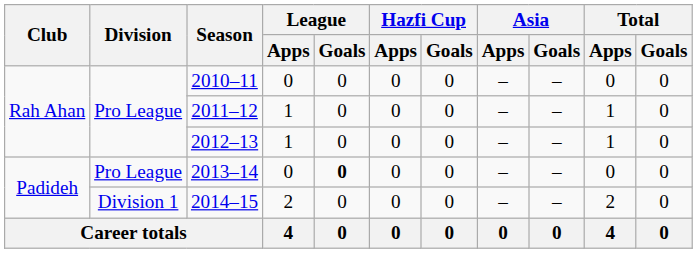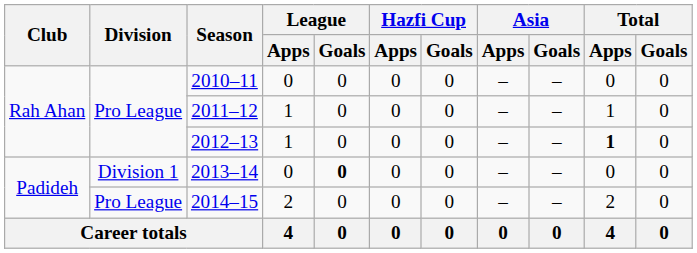(610, 141) normal -> (610, 141) bold
(138, 171) Pro League -> (138, 171) Division 1
(138, 202) Division 1 -> (138, 202) Pro League
